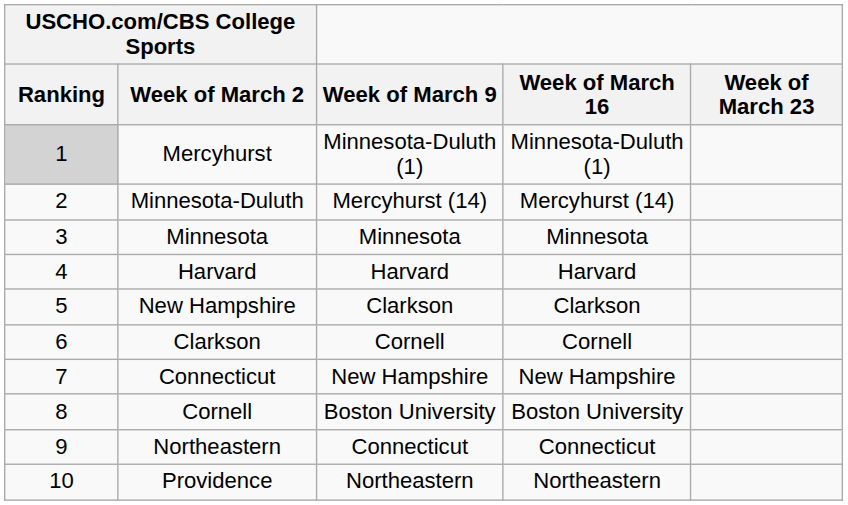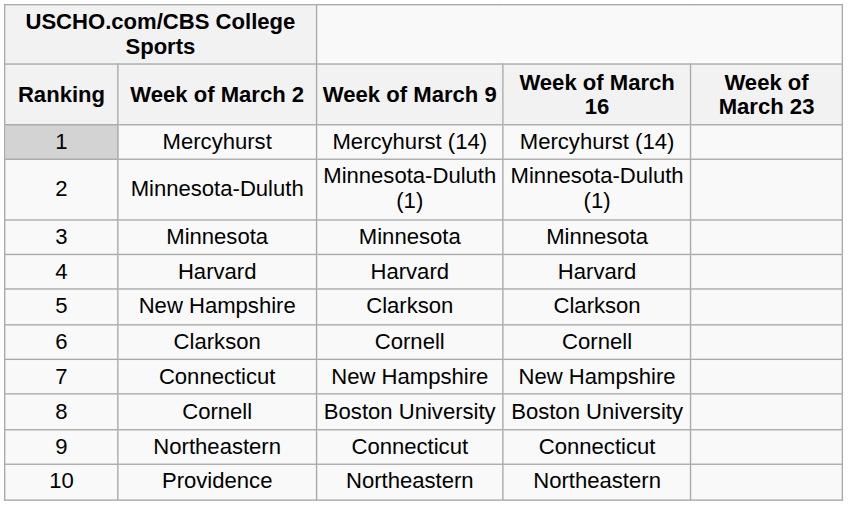(410, 154) Minnesota-Duluth (1) -> (410, 141) Mercyhurst (14)
(597, 154) Minnesota-Duluth (1) -> (597, 141) Mercyhurst (14)
(410, 201) Mercyhurst (14) -> (410, 189) Minnesota-Duluth (1)
(597, 201) Mercyhurst (14) -> (597, 189) Minnesota-Duluth (1)
